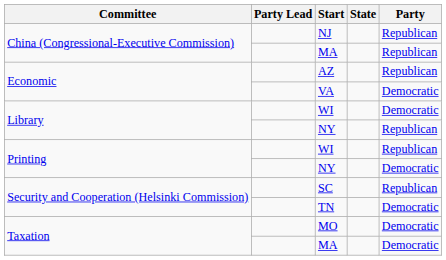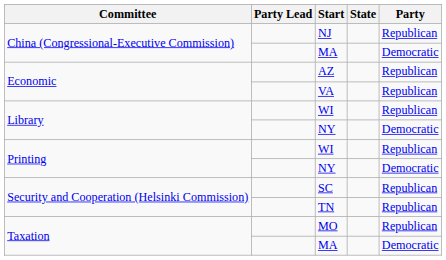(410, 52) Republican -> (410, 52) Democratic
(410, 91) Democratic -> (410, 91) Republican
(410, 110) Democratic -> (410, 110) Republican
(410, 129) Republican -> (410, 129) Democratic
(410, 206) Democratic -> (410, 206) Republican
(410, 226) Democratic -> (410, 226) Republican
